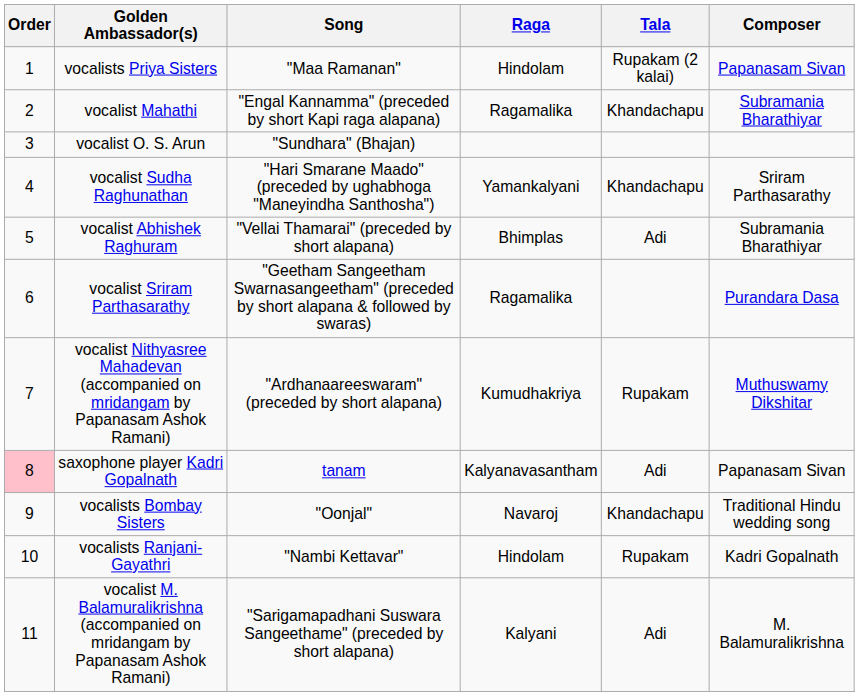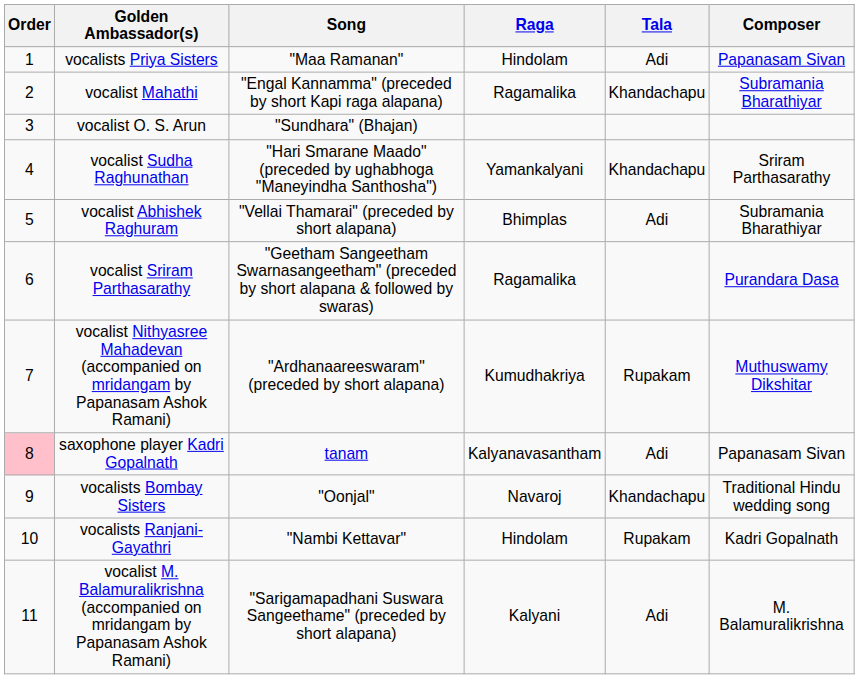(655, 68) Rupakam (2 kalai) -> (657, 59) Adi
